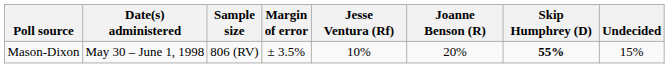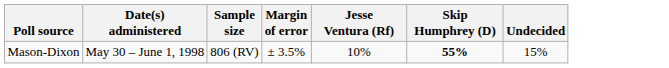- column: (455, 23)
